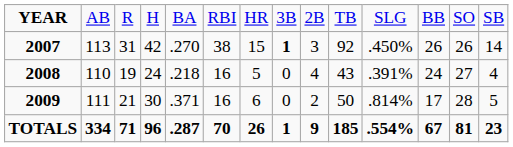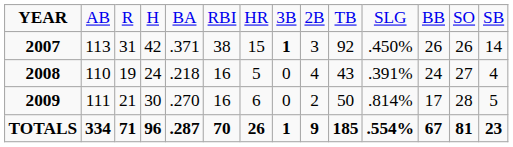(184, 45) .270 -> (184, 45) .371
(184, 100) .371 -> (184, 100) .270
